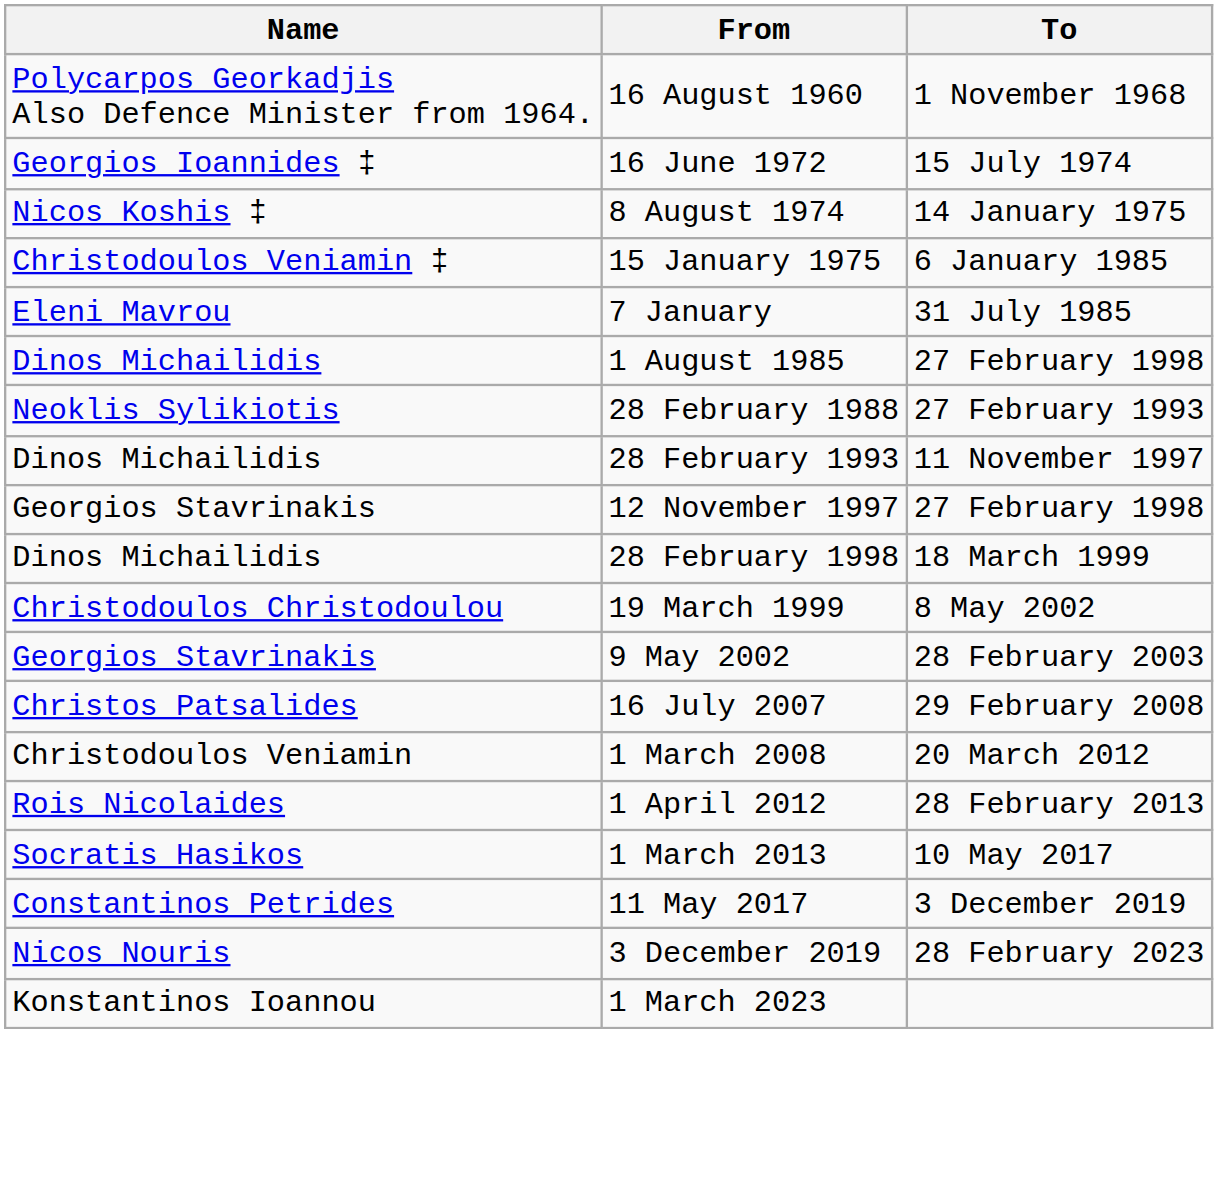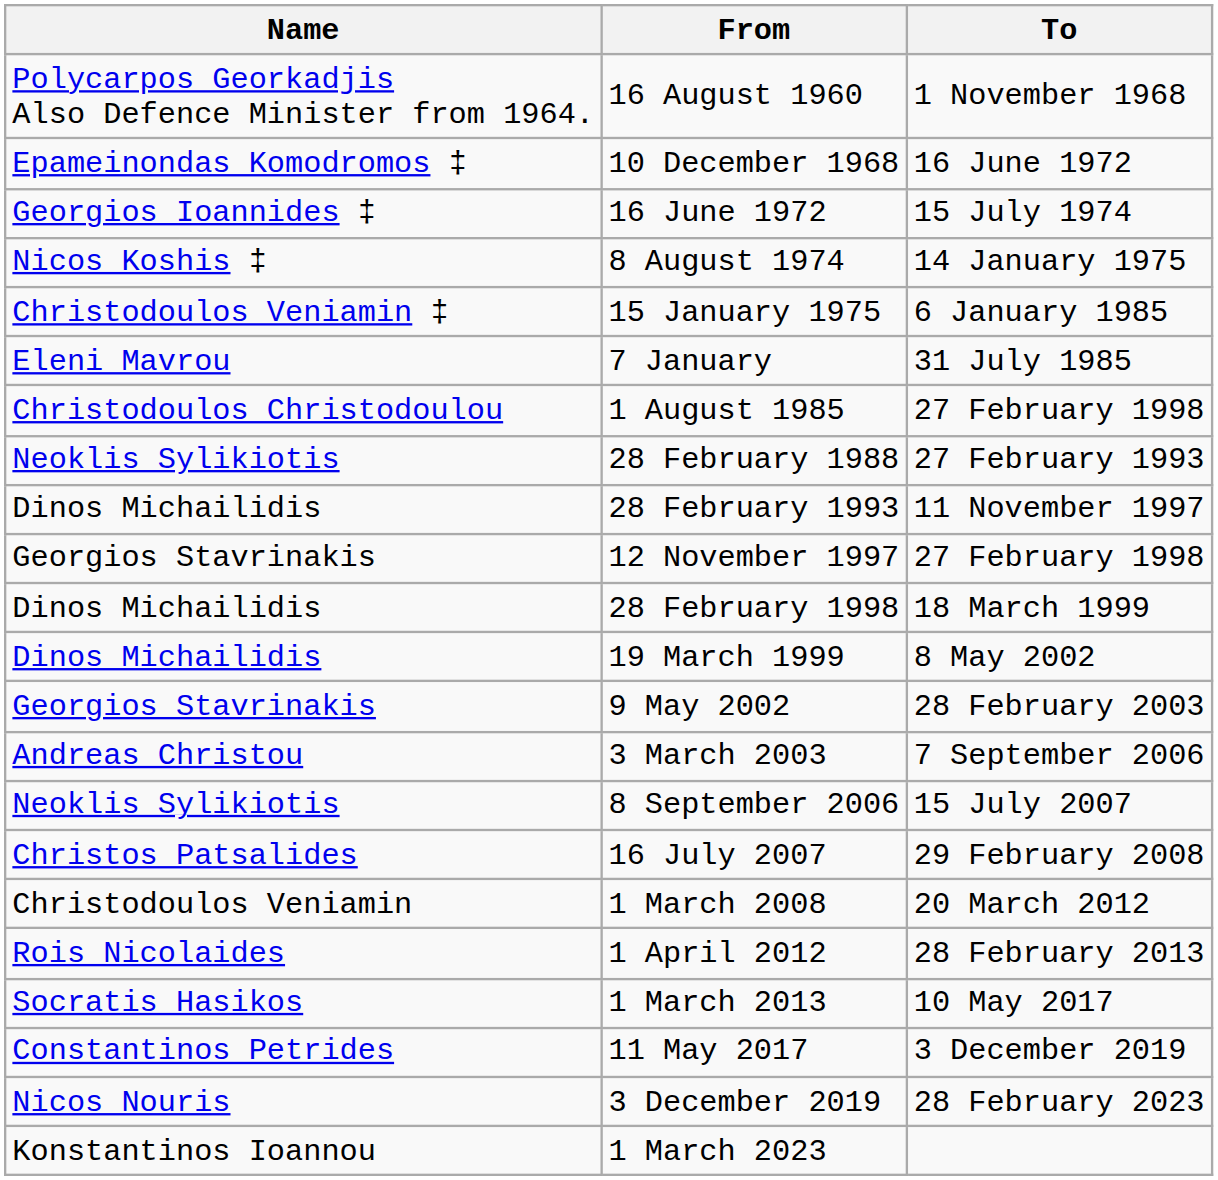+ row: (754, 164)
(167, 361) Dinos Michailidis -> (258, 410) Christodoulos Christodoulou
(258, 608) Christodoulos Christodoulou -> (167, 657) Dinos Michailidis
+ row: (718, 756)
+ row: (754, 805)
